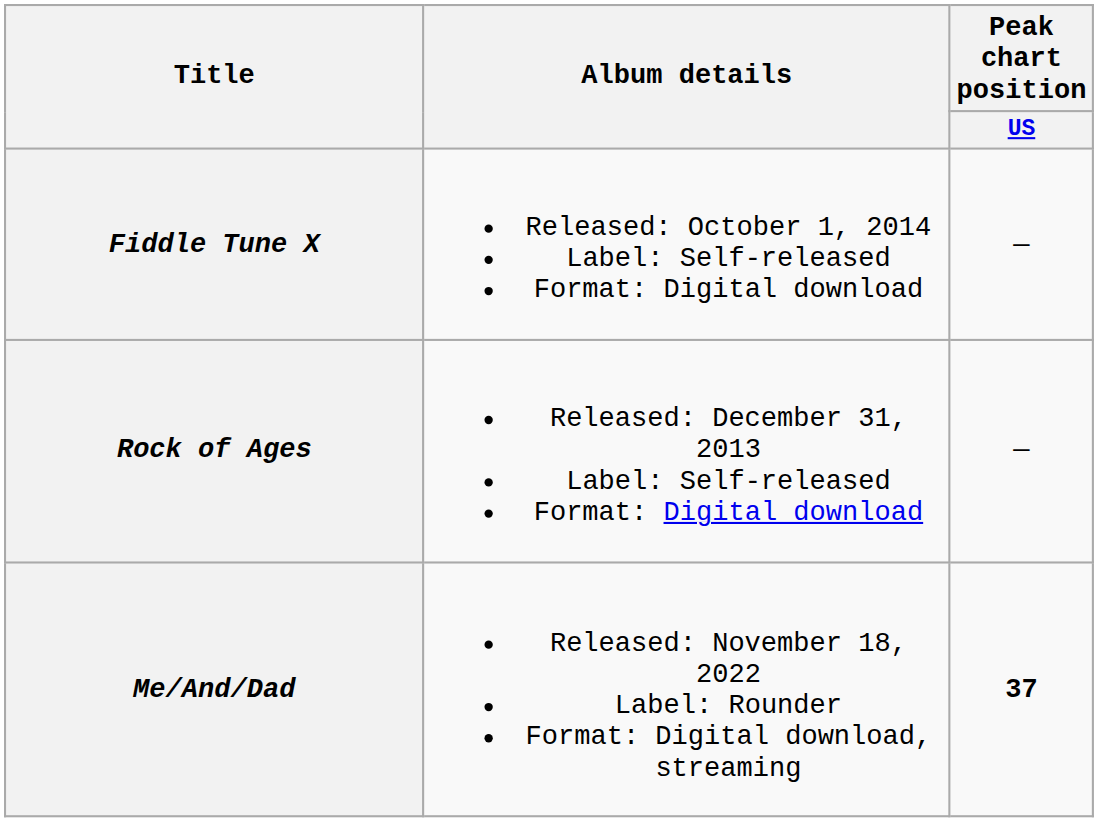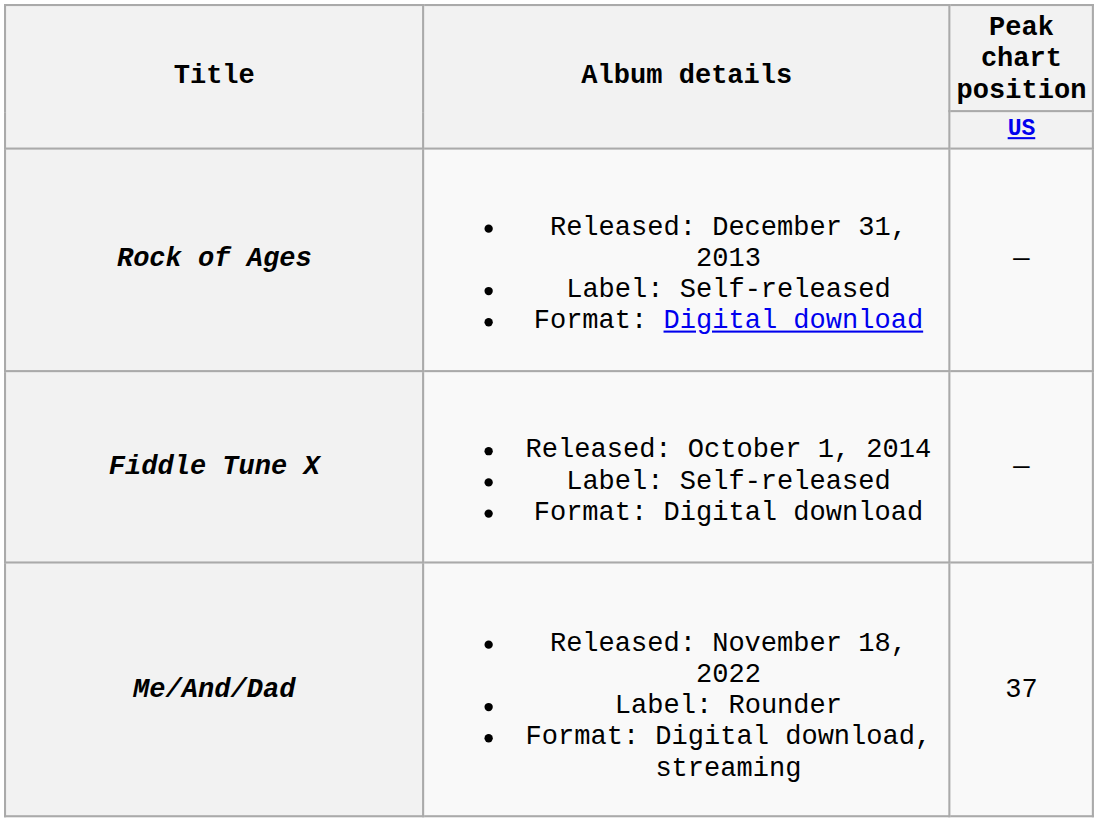rows swapped: (214, 451) <-> (214, 244)
(1021, 689) bold -> (1021, 689) normal
